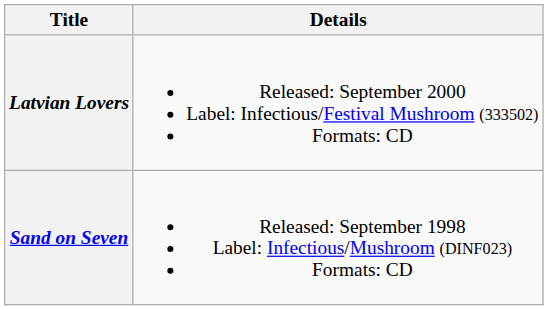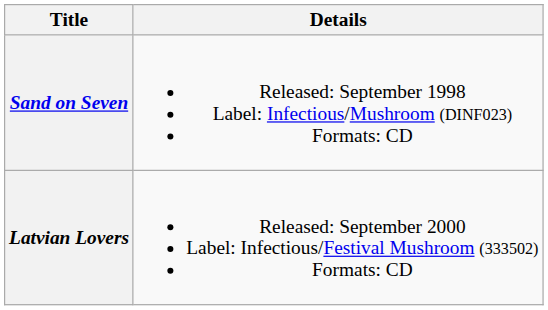rows swapped: (69, 237) <-> (69, 102)
